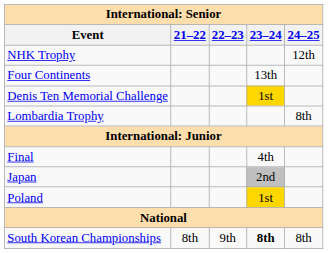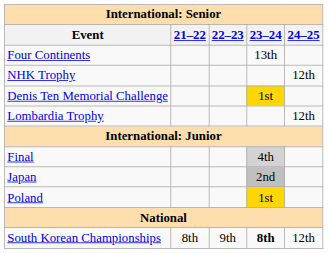rows swapped: (49, 75) <-> (41, 55)
(304, 116) 8th -> (304, 116) 12th
(266, 156) no background -> (266, 156) lightgrey background
(304, 237) 8th -> (304, 237) 12th
